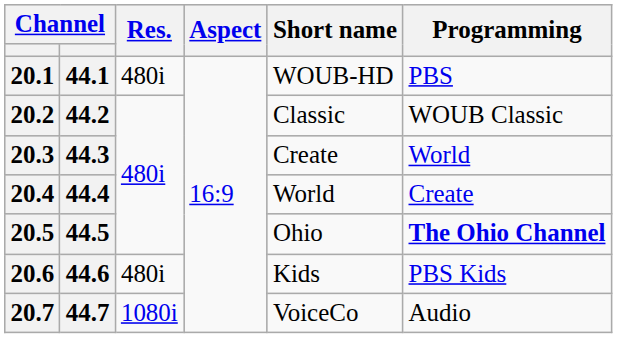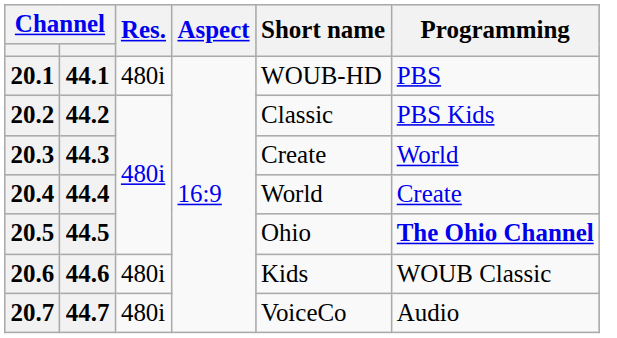(486, 114) WOUB Classic -> (446, 114) PBS Kids
(457, 273) PBS Kids -> (474, 273) WOUB Classic
(149, 312) 1080i -> (143, 312) 480i
